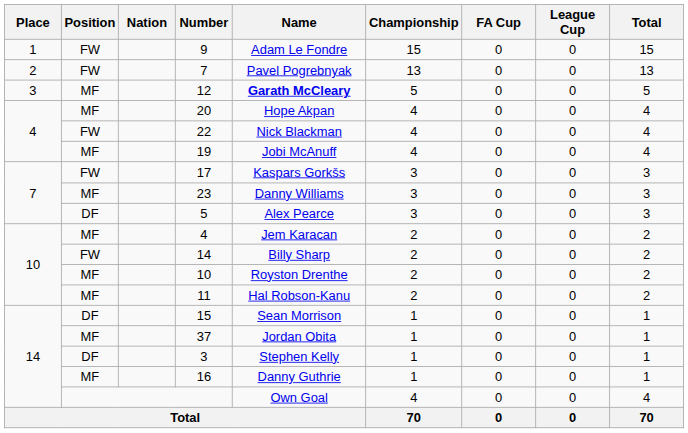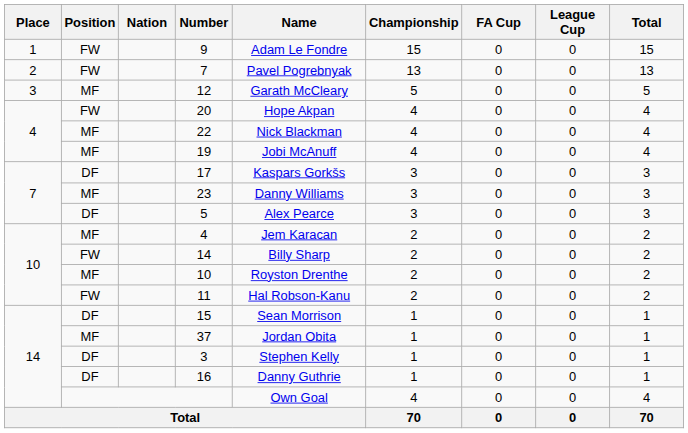(299, 91) bold -> (299, 91) normal
(90, 111) MF -> (90, 111) FW
(90, 132) FW -> (90, 132) MF
(90, 172) FW -> (90, 172) DF
(90, 295) MF -> (90, 295) FW
(90, 377) MF -> (90, 377) DF
